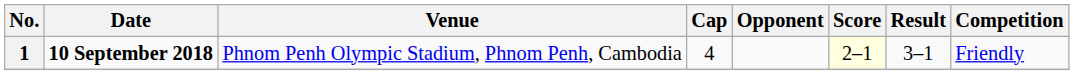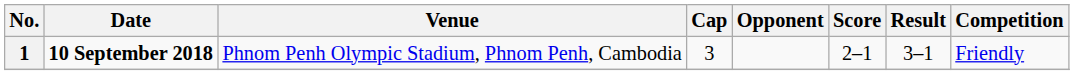(709, 52) 4 -> (709, 52) 3
(857, 52) lightyellow background -> (857, 52) no background
